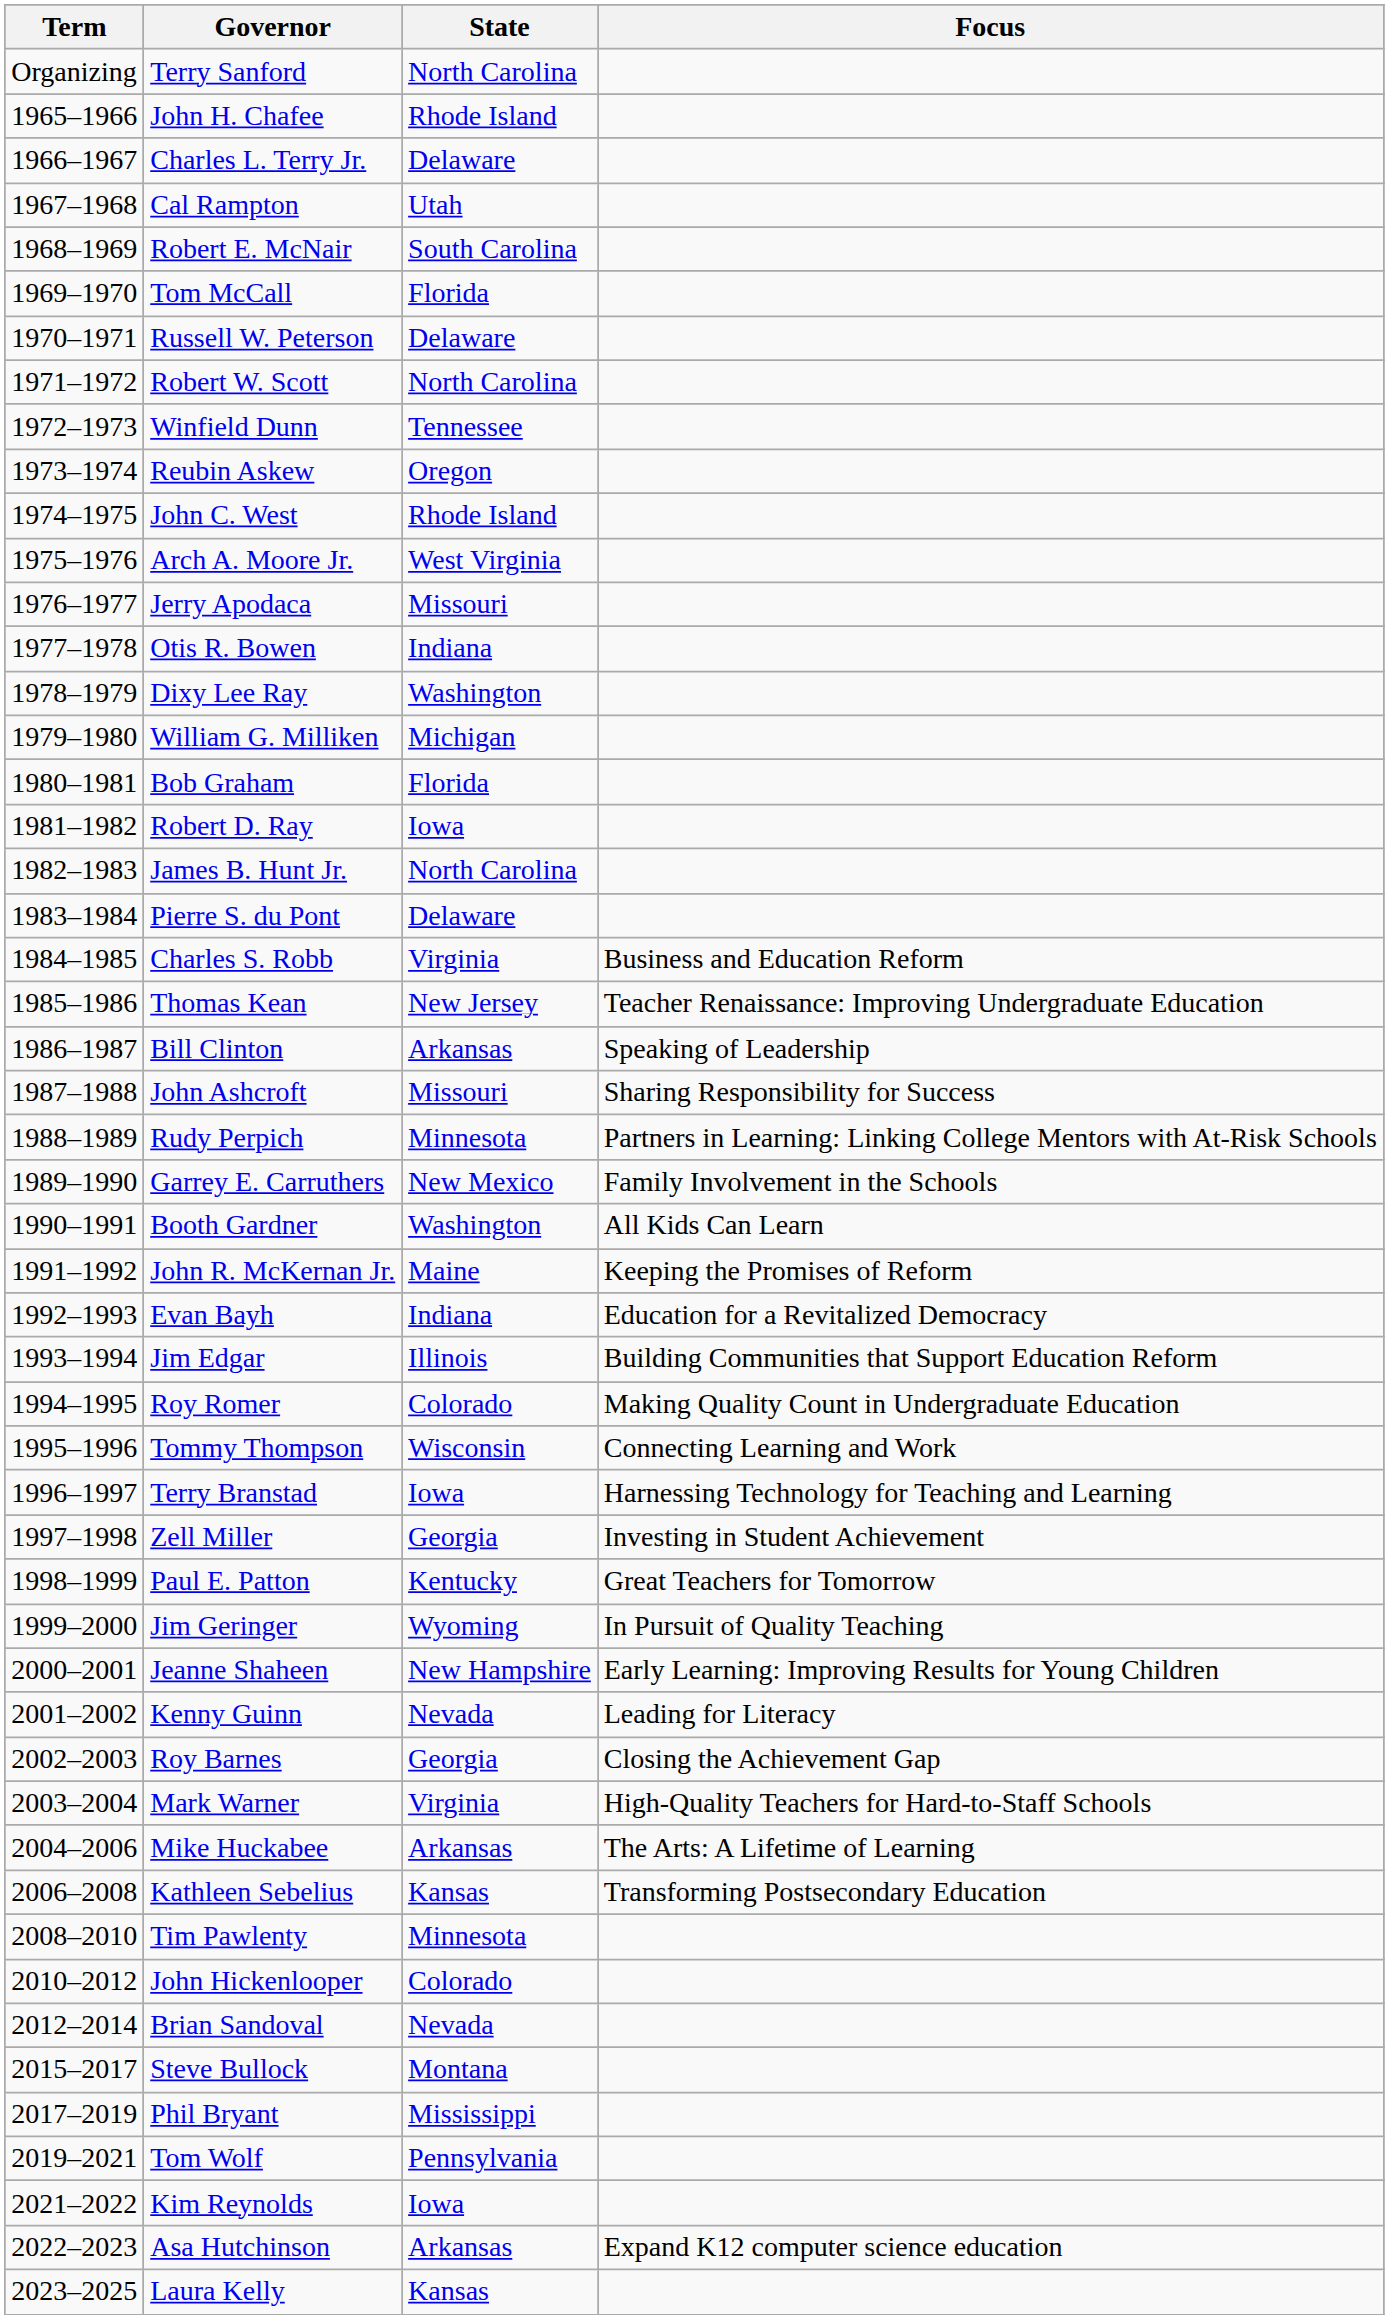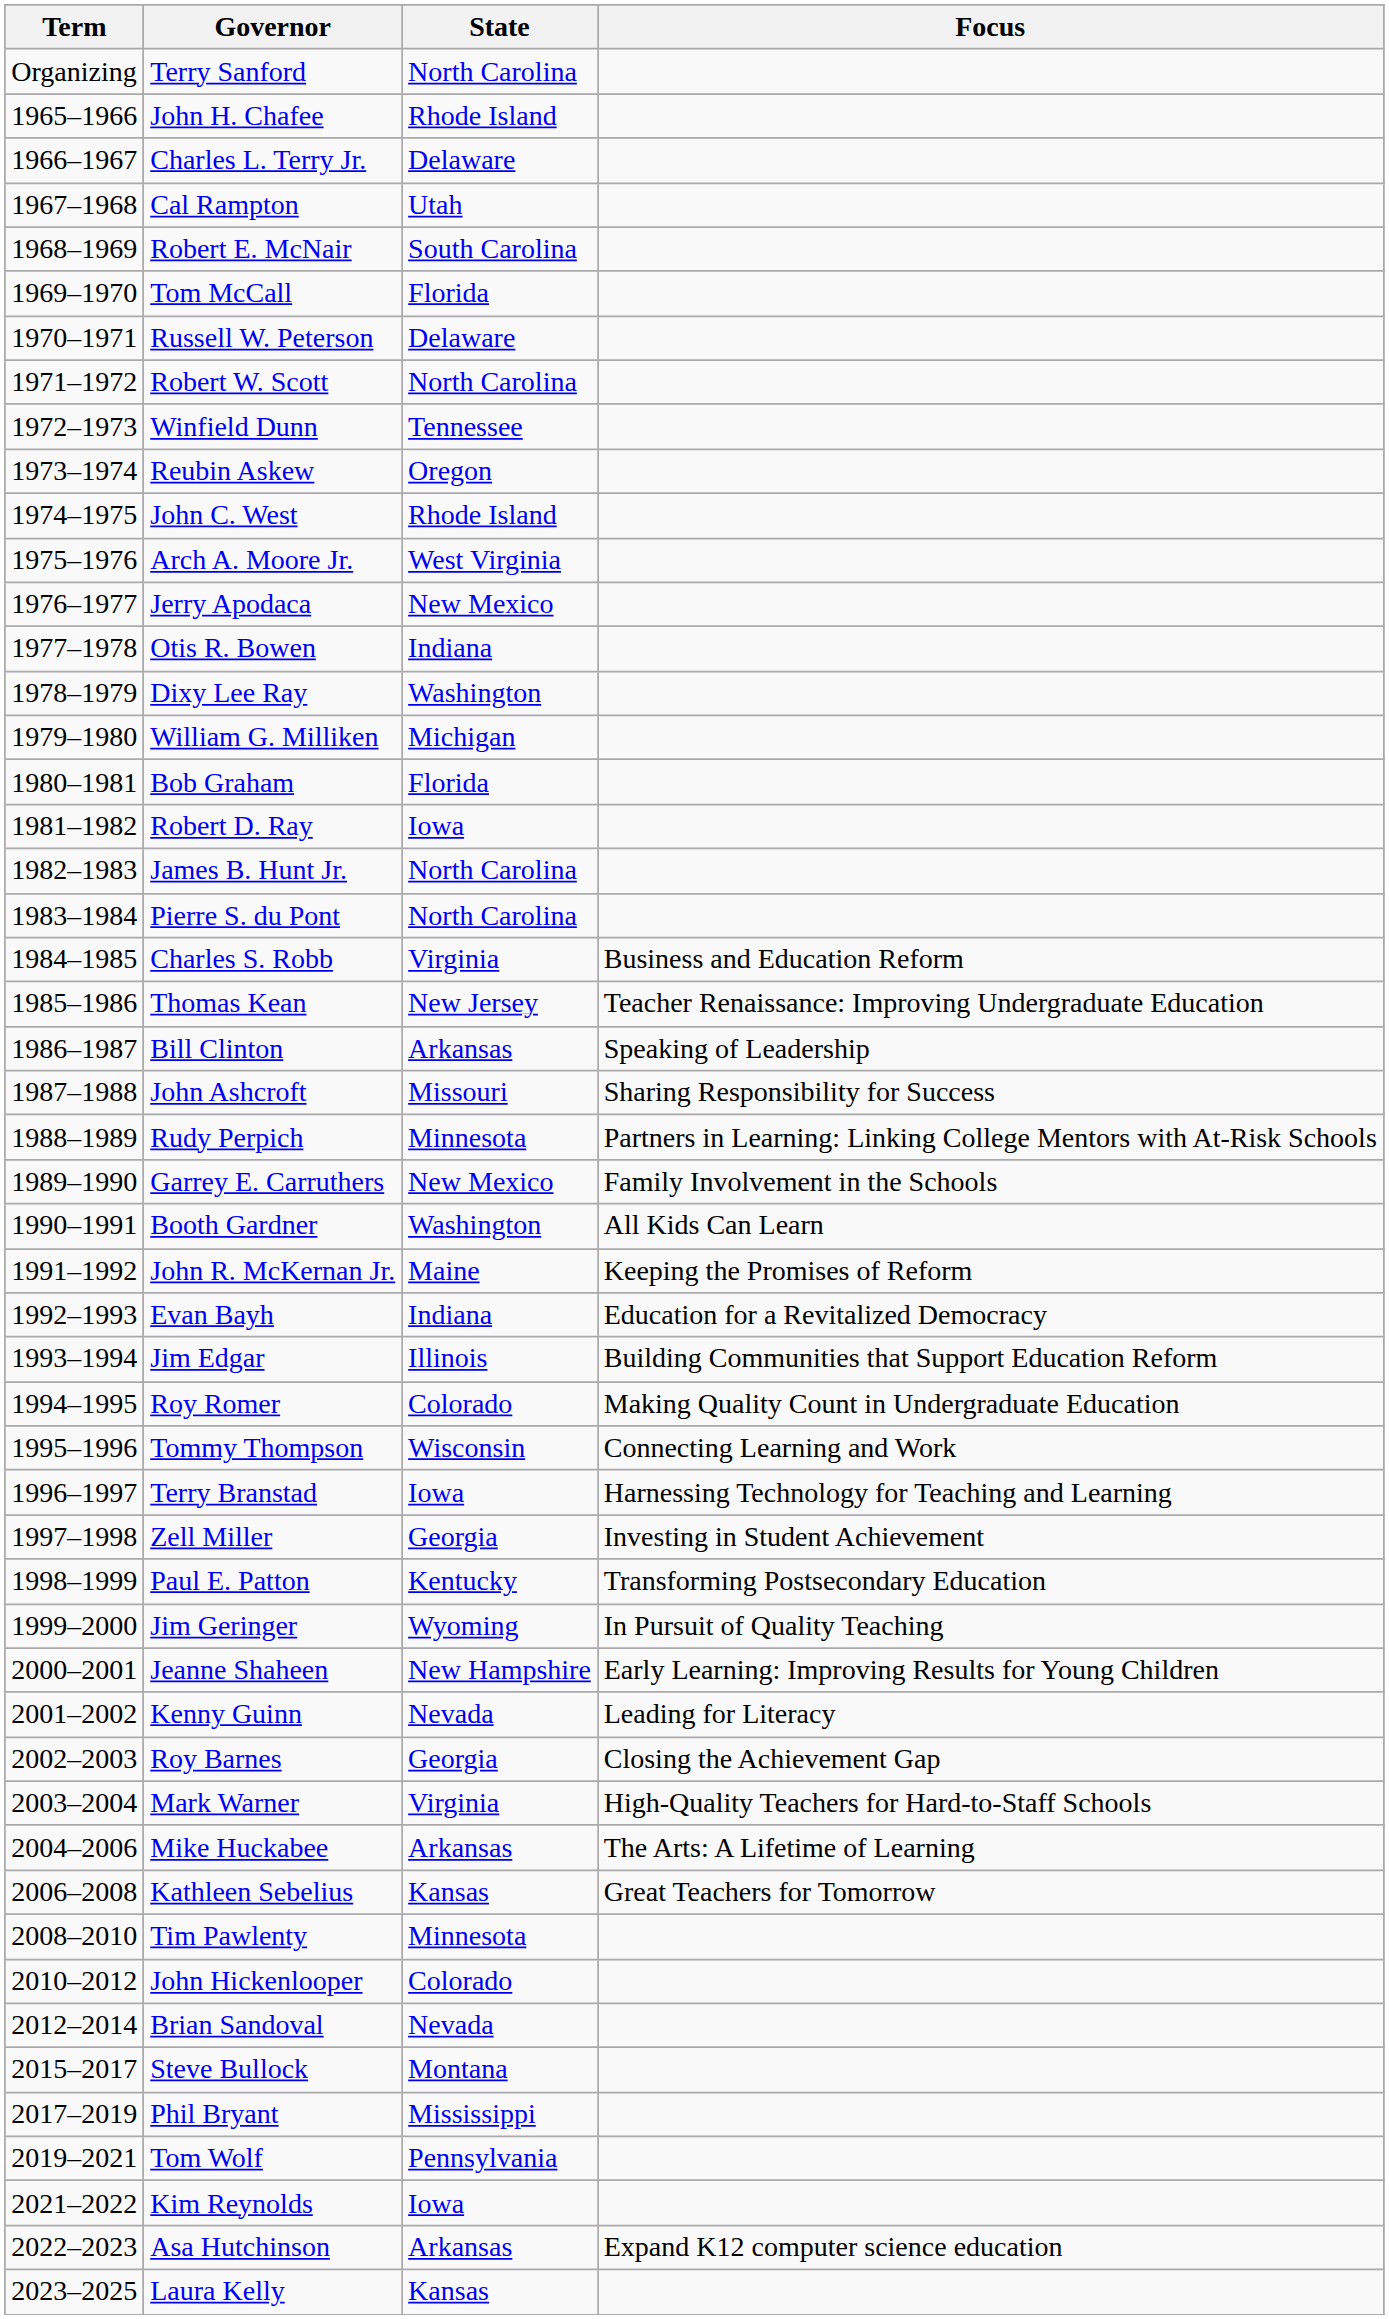(458, 603) Missouri -> (481, 603) New Mexico
(462, 914) Delaware -> (492, 914) North Carolina
(770, 1580) Great Teachers for Tomorrow -> (825, 1580) Transforming Postsecondary Education
(825, 1891) Transforming Postsecondary Education -> (770, 1891) Great Teachers for Tomorrow
